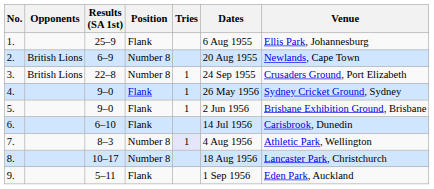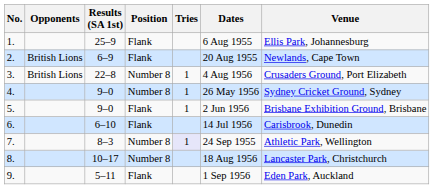(149, 58) Number 8 -> (140, 58) Flank
(229, 74) 24 Sep 1955 -> (227, 74) 4 Aug 1956
(140, 91) Flank -> (149, 91) Number 8
(227, 141) 4 Aug 1956 -> (229, 141) 24 Sep 1955
